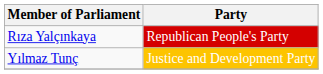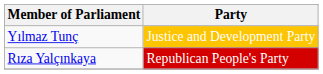rows swapped: (43, 58) <-> (52, 36)
